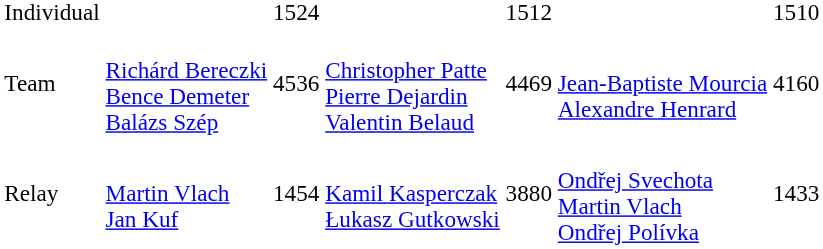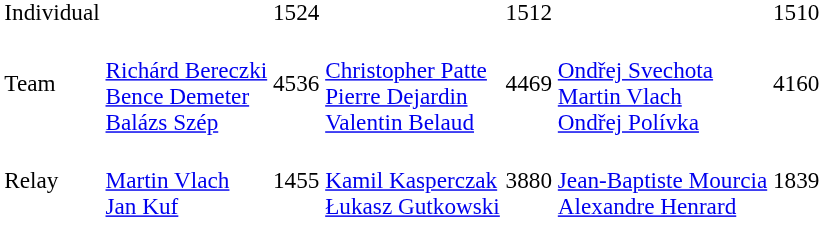(663, 96) Jean-Baptiste Mourcia Alexandre Henrard -> (635, 96) Ondřej Svechota Martin Vlach Ondřej Polívka
(296, 193) 1454 -> (296, 180) 1455
(635, 206) Ondřej Svechota Martin Vlach Ondřej Polívka -> (663, 193) Jean-Baptiste Mourcia Alexandre Henrard
(796, 193) 1433 -> (796, 180) 1839
